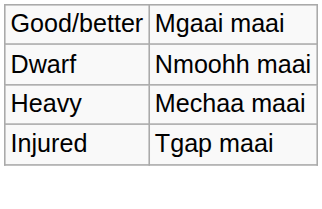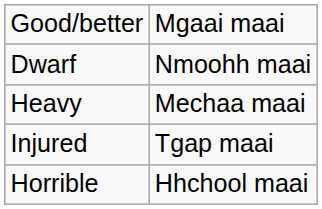+ row: (55, 183)
